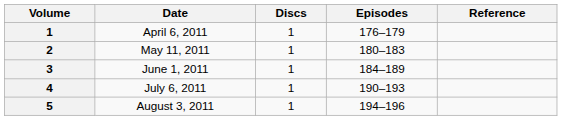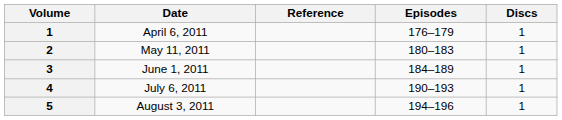columns swapped: (291, 13) <-> (497, 13)
